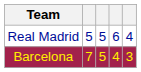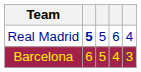(89, 36) normal -> (89, 36) bold
(89, 57) 7 -> (89, 57) 6
